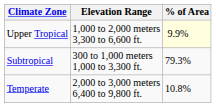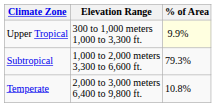(116, 34) 1,000 to 2,000 meters 3,300 to 6,600 ft. -> (113, 34) 300 to 1,000 meters 1,000 to 3,300 ft.
(113, 61) 300 to 1,000 meters 1,000 to 3,300 ft. -> (116, 61) 1,000 to 2,000 meters 3,300 to 6,600 ft.
